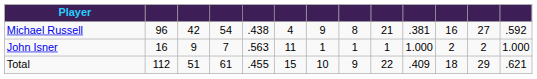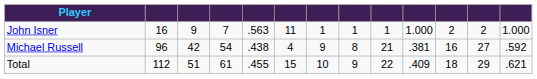rows swapped: (45, 30) <-> (32, 47)
